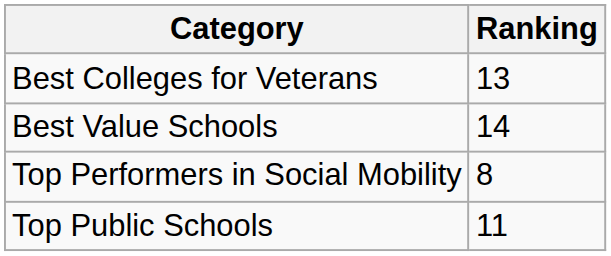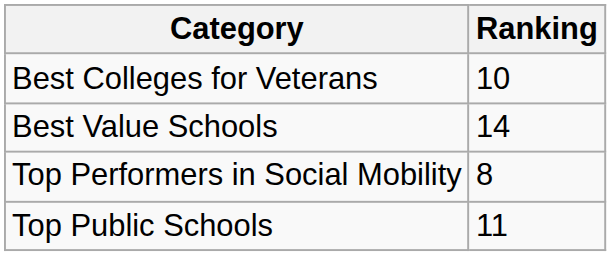(493, 77) 13 -> (493, 77) 10
